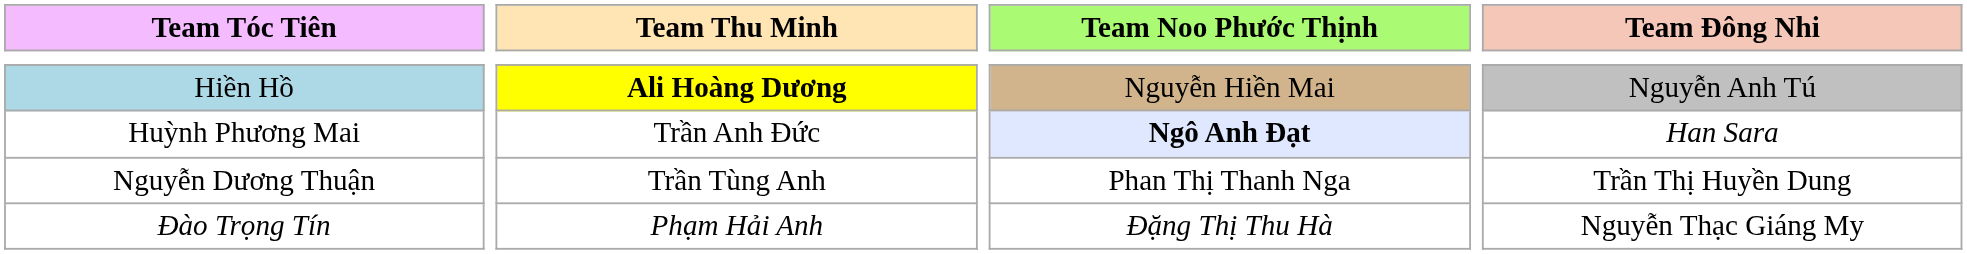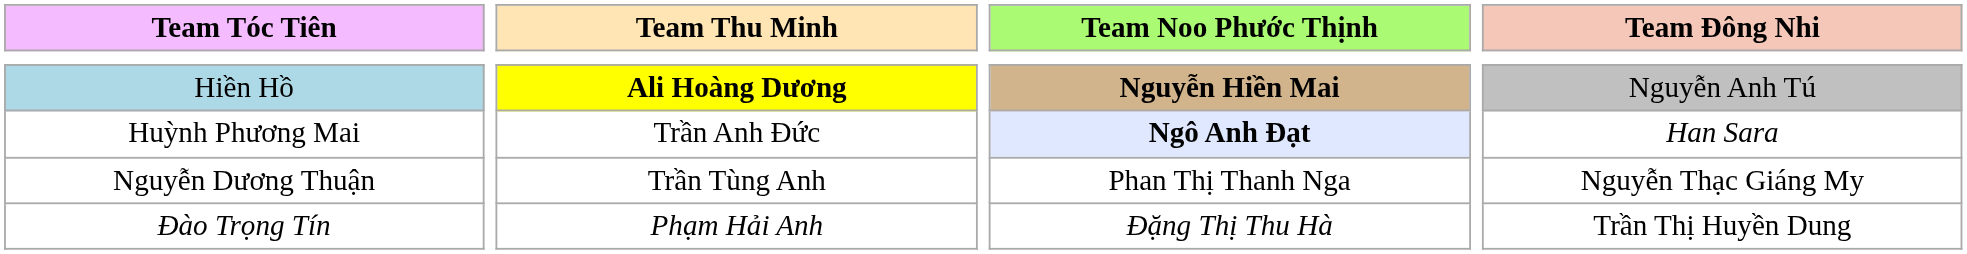(1230, 87) normal -> (1230, 87) bold
(1722, 179) Trần Thị Huyền Dung -> (1722, 179) Nguyễn Thạc Giáng My
(1722, 225) Nguyễn Thạc Giáng My -> (1722, 225) Trần Thị Huyền Dung
